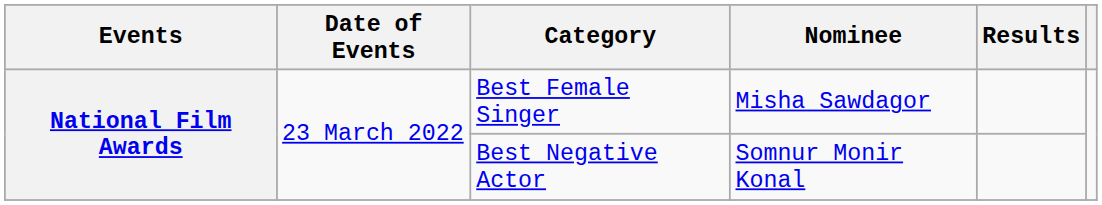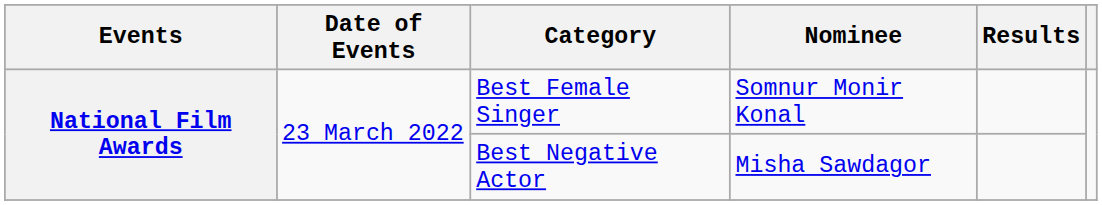(833, 102) Misha Sawdagor -> (819, 102) Somnur Monir Konal
(819, 167) Somnur Monir Konal -> (833, 167) Misha Sawdagor
